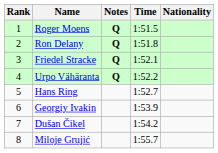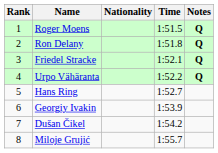columns swapped: (187, 12) <-> (116, 12)
